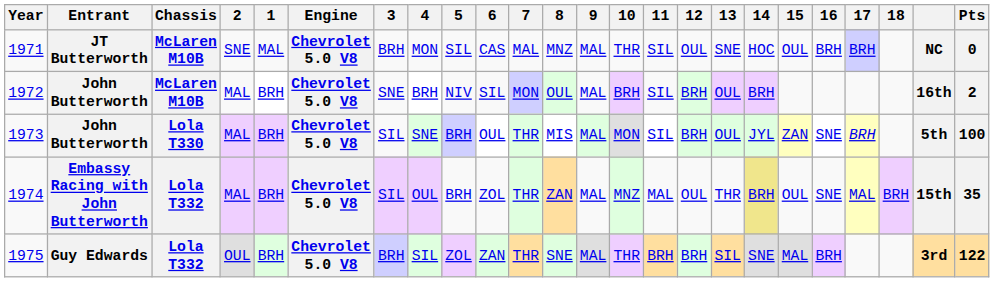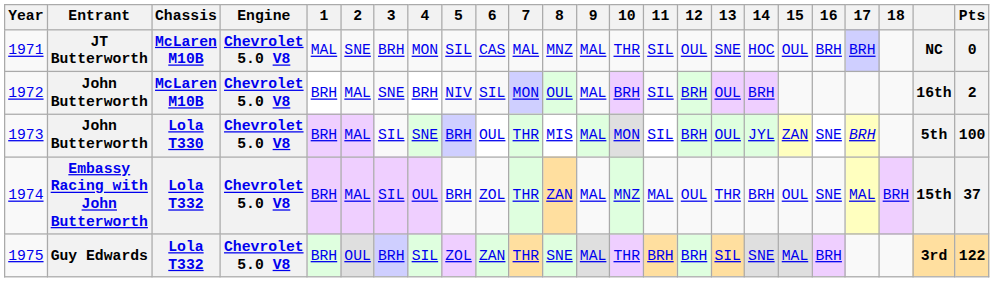columns swapped: (331, 17) <-> (237, 17)
(761, 195) khaki background -> (761, 195) no background
(972, 195) 35 -> (972, 195) 37
